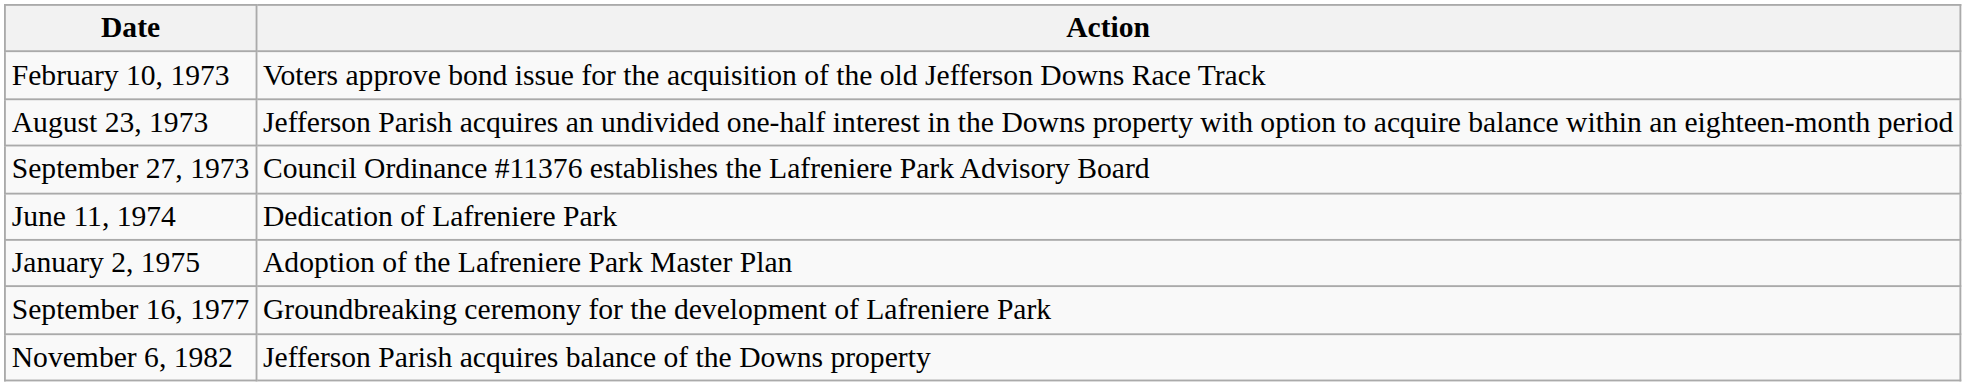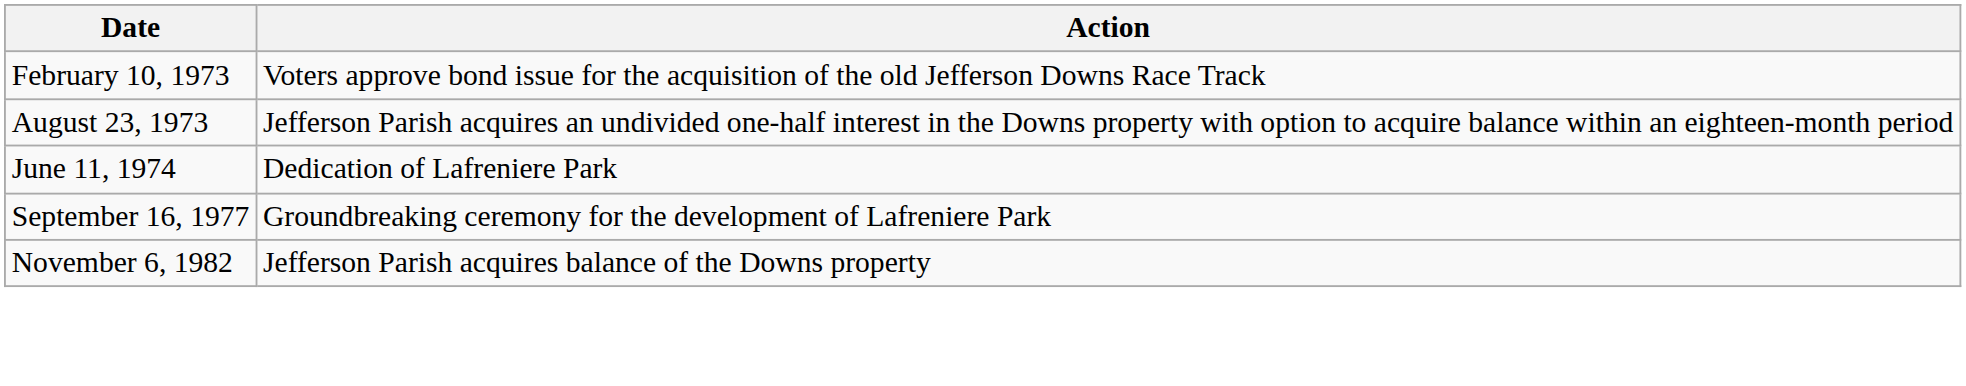- row: (131, 168)
- row: (106, 262)
